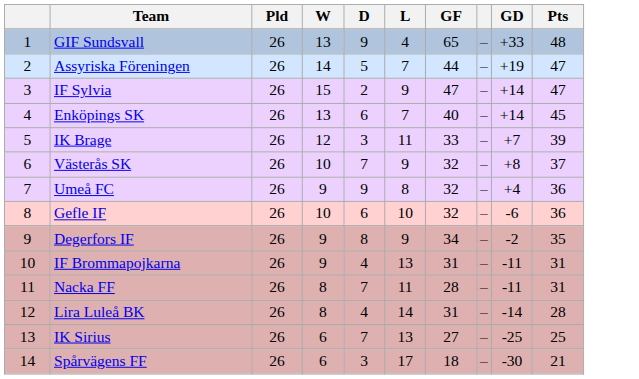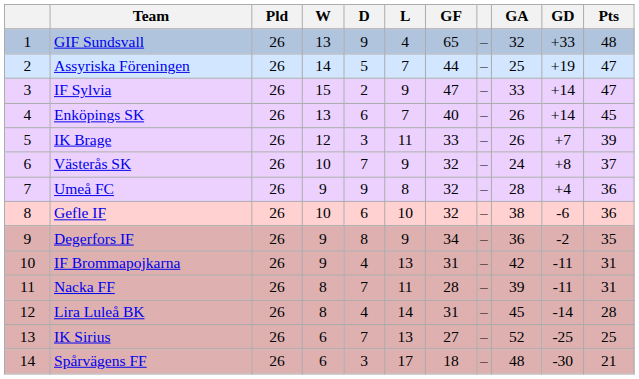+ column: (517, 16)
